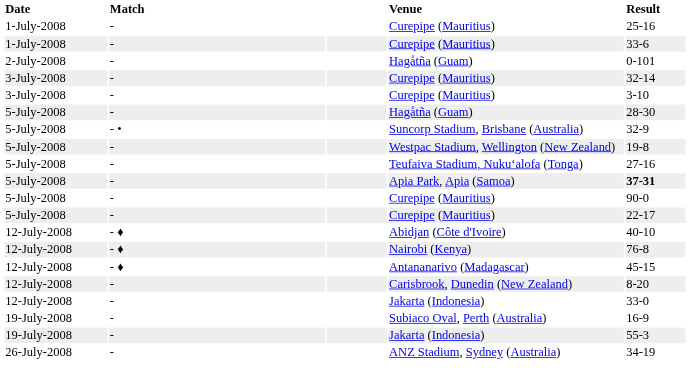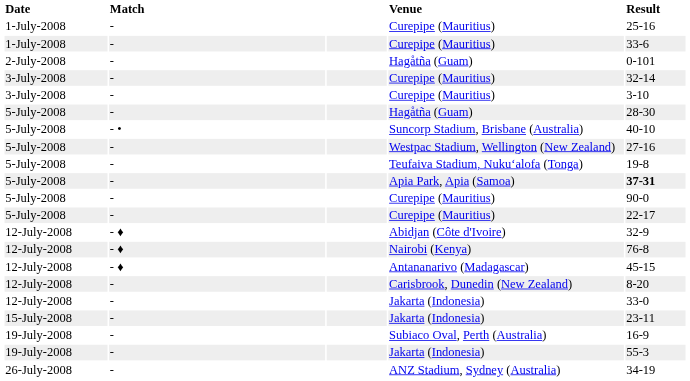(638, 129) 32-9 -> (641, 129) 40-10
(638, 146) 19-8 -> (641, 146) 27-16
(641, 163) 27-16 -> (638, 163) 19-8
(641, 232) 40-10 -> (638, 232) 32-9
+ row: (39, 318)
